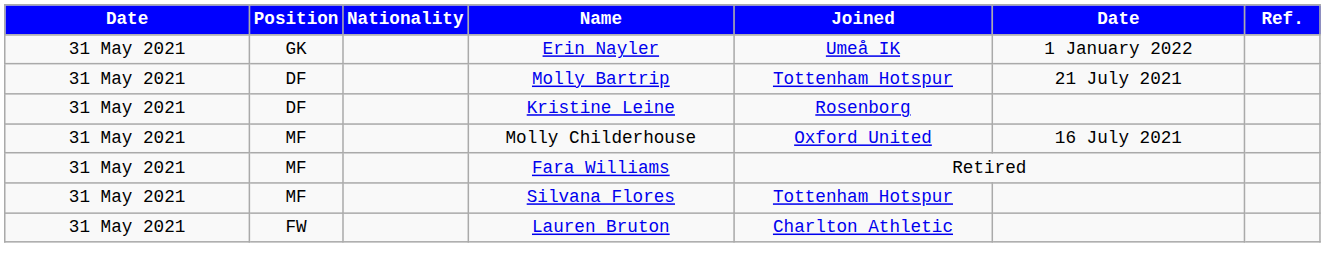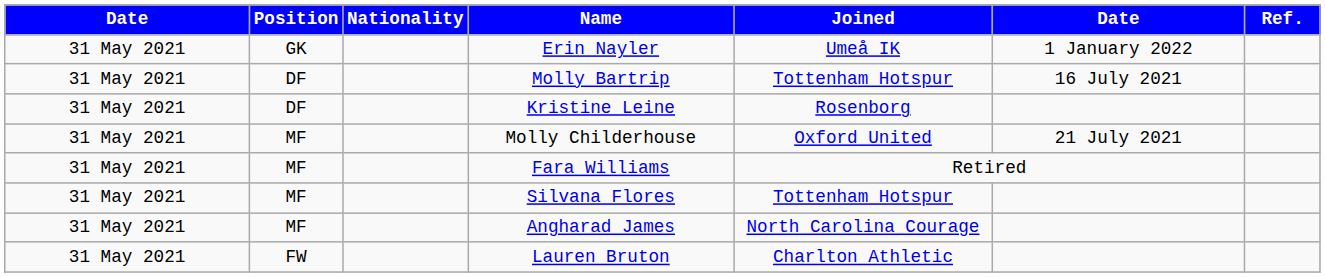(1118, 79) 21 July 2021 -> (1118, 79) 16 July 2021
(1118, 138) 16 July 2021 -> (1118, 138) 21 July 2021
+ row: (601, 227)
